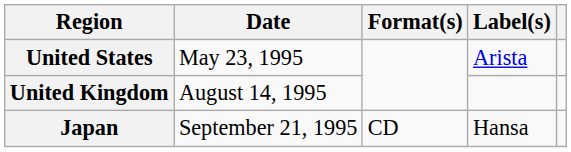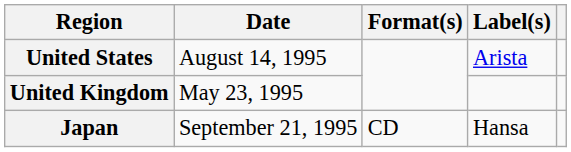(241, 57) May 23, 1995 -> (253, 57) August 14, 1995
(253, 92) August 14, 1995 -> (241, 92) May 23, 1995
